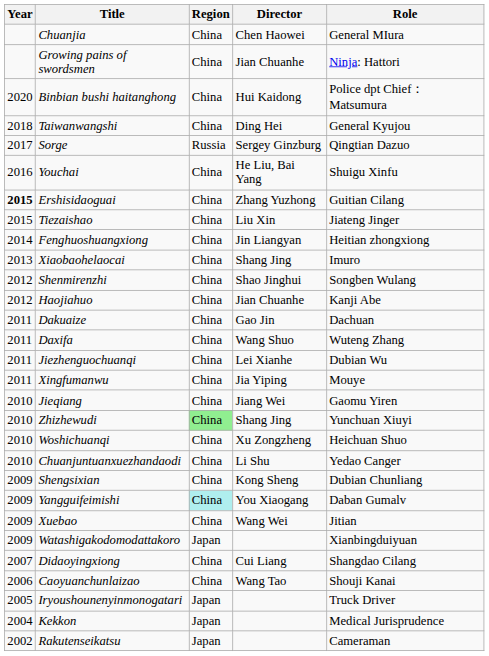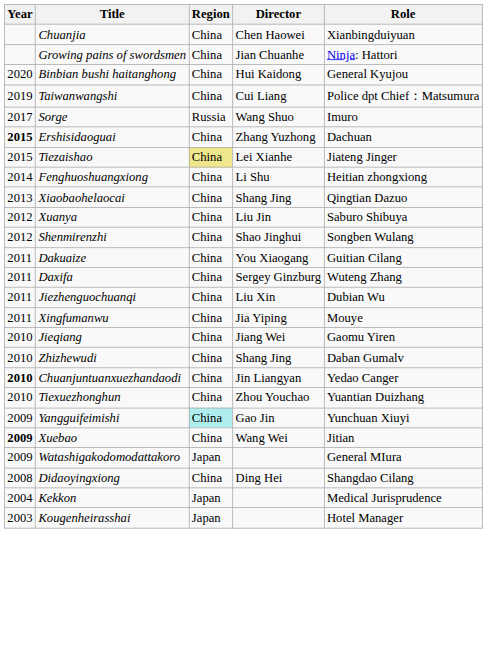(367, 34) General MIura -> (371, 34) Xianbingduiyuan
(377, 97) Police dpt Chief：Matsumura -> (368, 74) General Kyujou
(20, 125) 2018 -> (20, 95) 2019
(259, 125) Ding Hei -> (261, 95) Cui Liang
(370, 125) General Kyujou -> (403, 95) Police dpt Chief：Matsumura
(278, 145) Sergey Ginzburg -> (265, 117) Wang Shuo
(369, 145) Qingtian Dazuo -> (342, 117) Imuro
- row: (59, 172)
(367, 199) Guitian Cilang -> (349, 137) Dachuan
(207, 219) no background -> (207, 157) khaki background
(255, 219) Liu Xin -> (264, 157) Lei Xianhe
(268, 239) Jin Liangyan -> (253, 177) Li Shu
(345, 260) Imuro -> (367, 197) Qingtian Dazuo
+ row: (58, 217)
- row: (65, 300)
(255, 320) Gao Jin -> (272, 257) You Xiaogang
(352, 320) Dachuan -> (364, 257) Guitian Cilang
(265, 340) Wang Shuo -> (278, 277) Sergey Ginzburg
(264, 360) Lei Xianhe -> (255, 297) Liu Xin
(207, 420) lightgreen background -> (207, 357) no background
(370, 420) Yunchuan Xiuyi -> (365, 357) Daban Gumalv
- row: (74, 440)
(20, 460) normal -> (20, 377) bold
(253, 460) Li Shu -> (268, 377) Jin Liangyan
+ row: (79, 397)
- row: (69, 480)
(272, 500) You Xiaogang -> (255, 417) Gao Jin
(368, 500) Daban Gumalv -> (368, 417) Yunchuan Xiuyi
(20, 520) normal -> (20, 437) bold
(373, 540) Xianbingduiyuan -> (364, 457) General MIura
(20, 560) 2007 -> (20, 477) 2008
(261, 560) Cui Liang -> (259, 477) Ding Hei
- row: (89, 580)
- row: (110, 600)
+ row: (84, 518)
- row: (79, 640)
